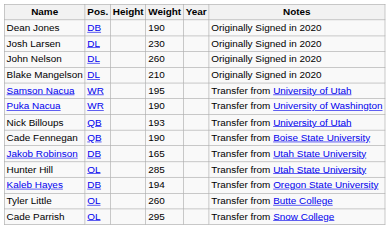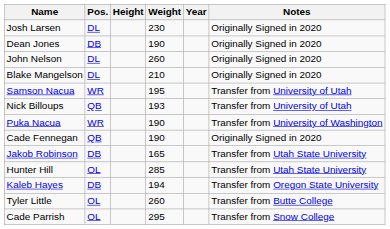rows swapped: (33, 28) <-> (34, 43)
rows swapped: (34, 106) <-> (35, 122)
(291, 138) Transfer from Boise State University -> (266, 138) Originally Signed in 2020
